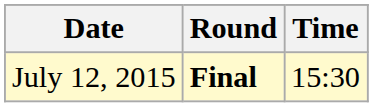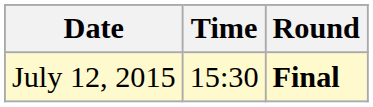columns swapped: (325, 28) <-> (233, 28)
